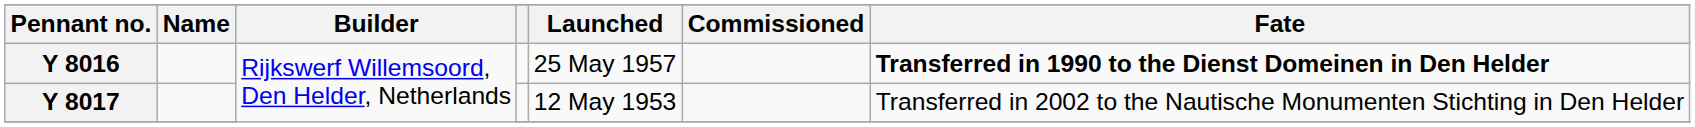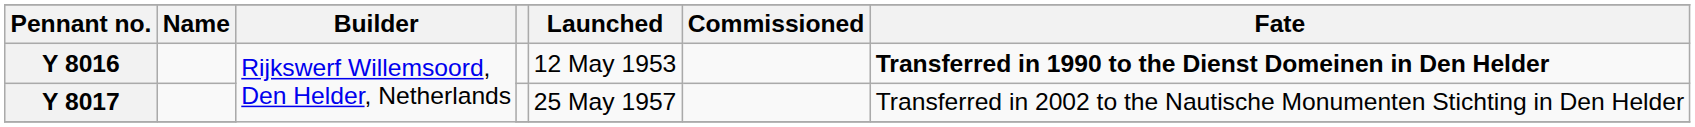(605, 63) 25 May 1957 -> (605, 63) 12 May 1953
(605, 102) 12 May 1953 -> (605, 102) 25 May 1957
